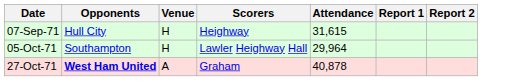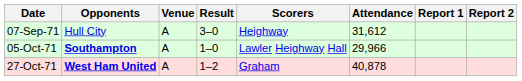+ column: (217, 13)
(166, 31) H -> (165, 31) A
(330, 31) 31,615 -> (369, 31) 31,612
(98, 48) normal -> (100, 48) bold
(166, 48) H -> (165, 48) A
(330, 48) 29,964 -> (369, 48) 29,966
